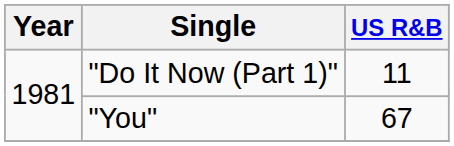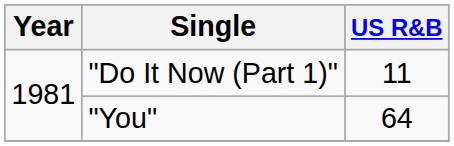(397, 118) 67 -> (397, 118) 64
